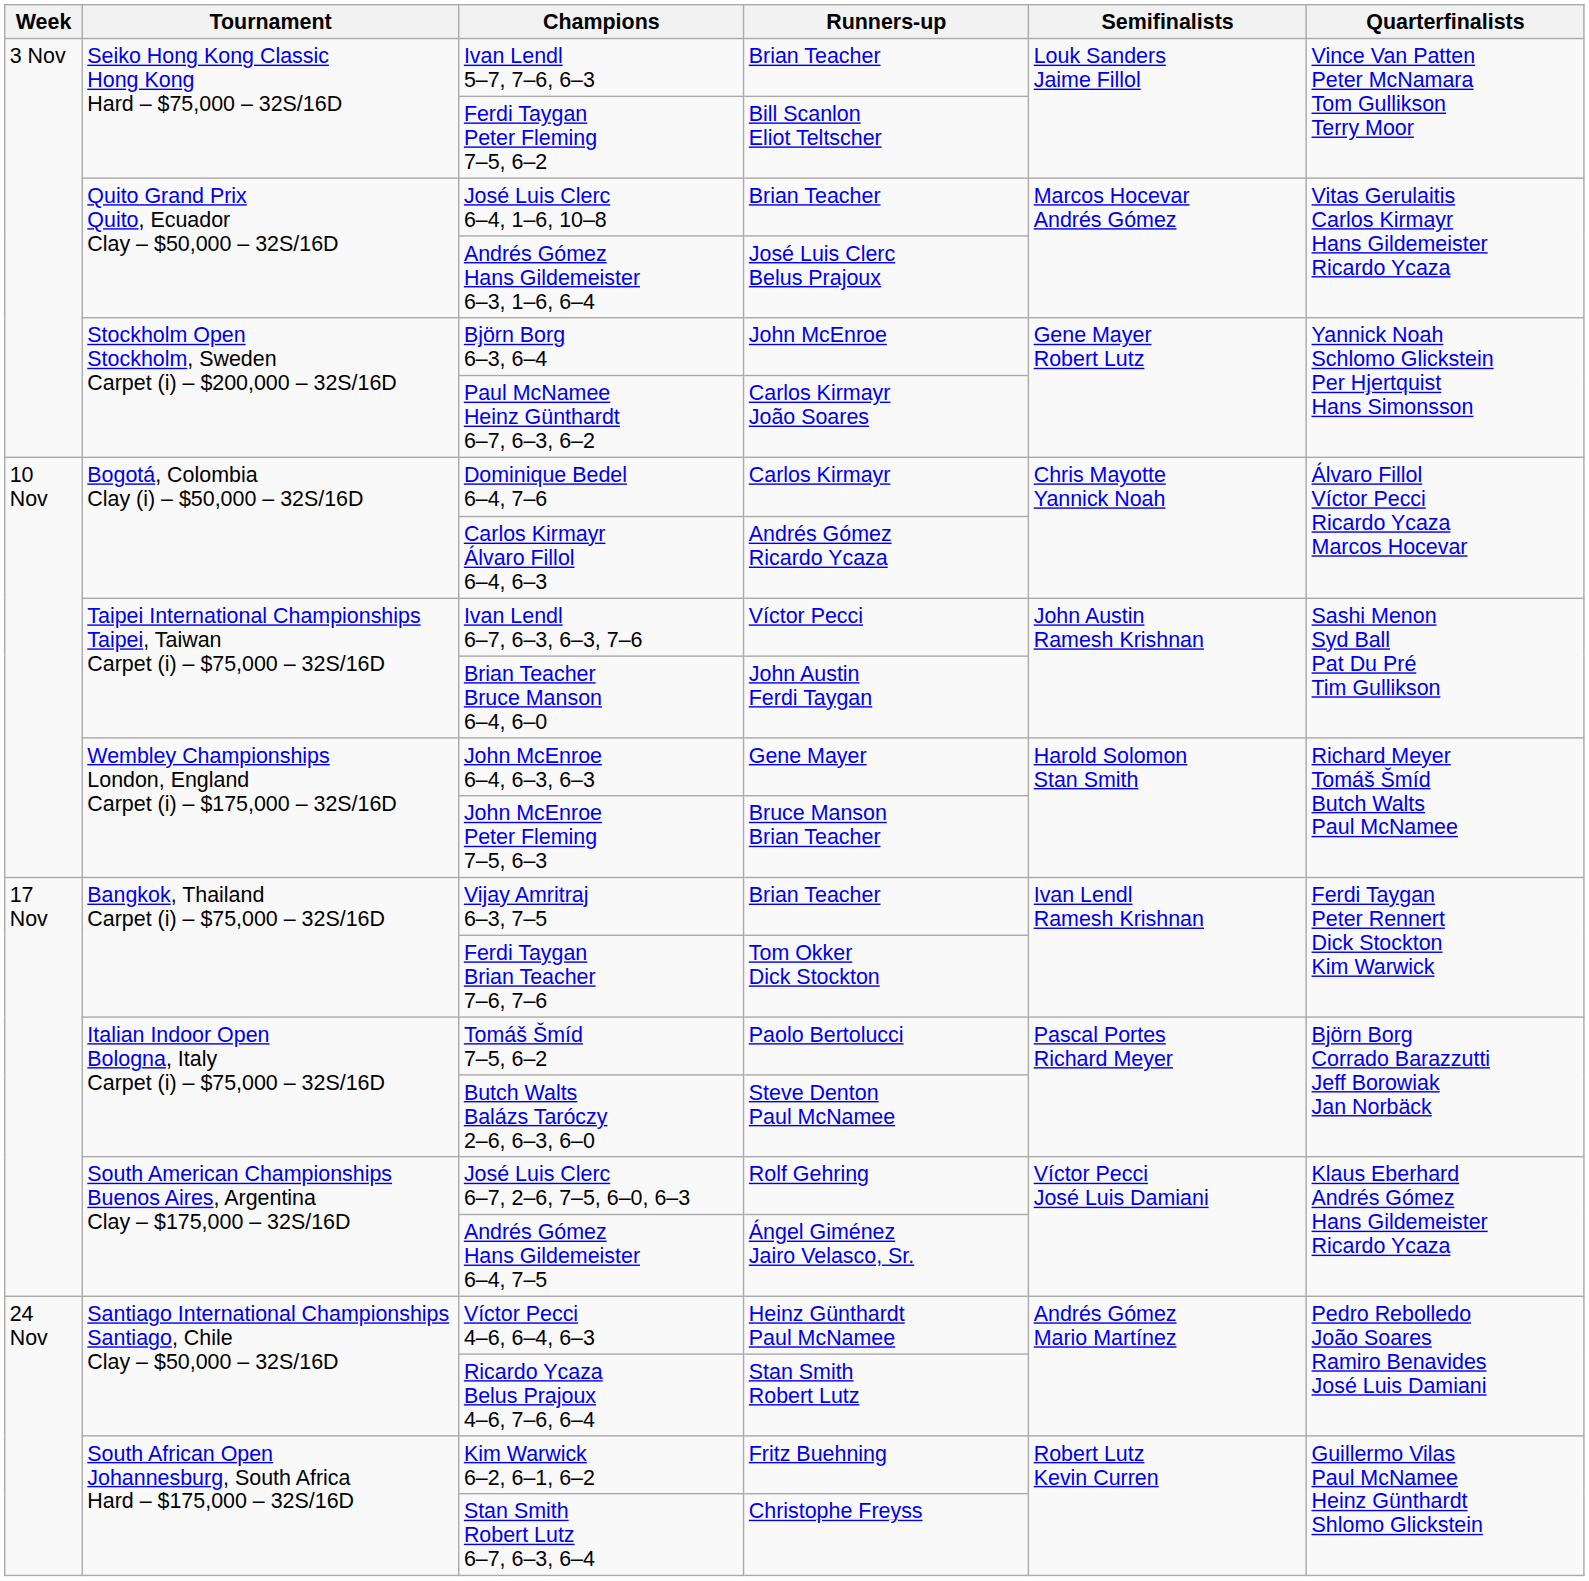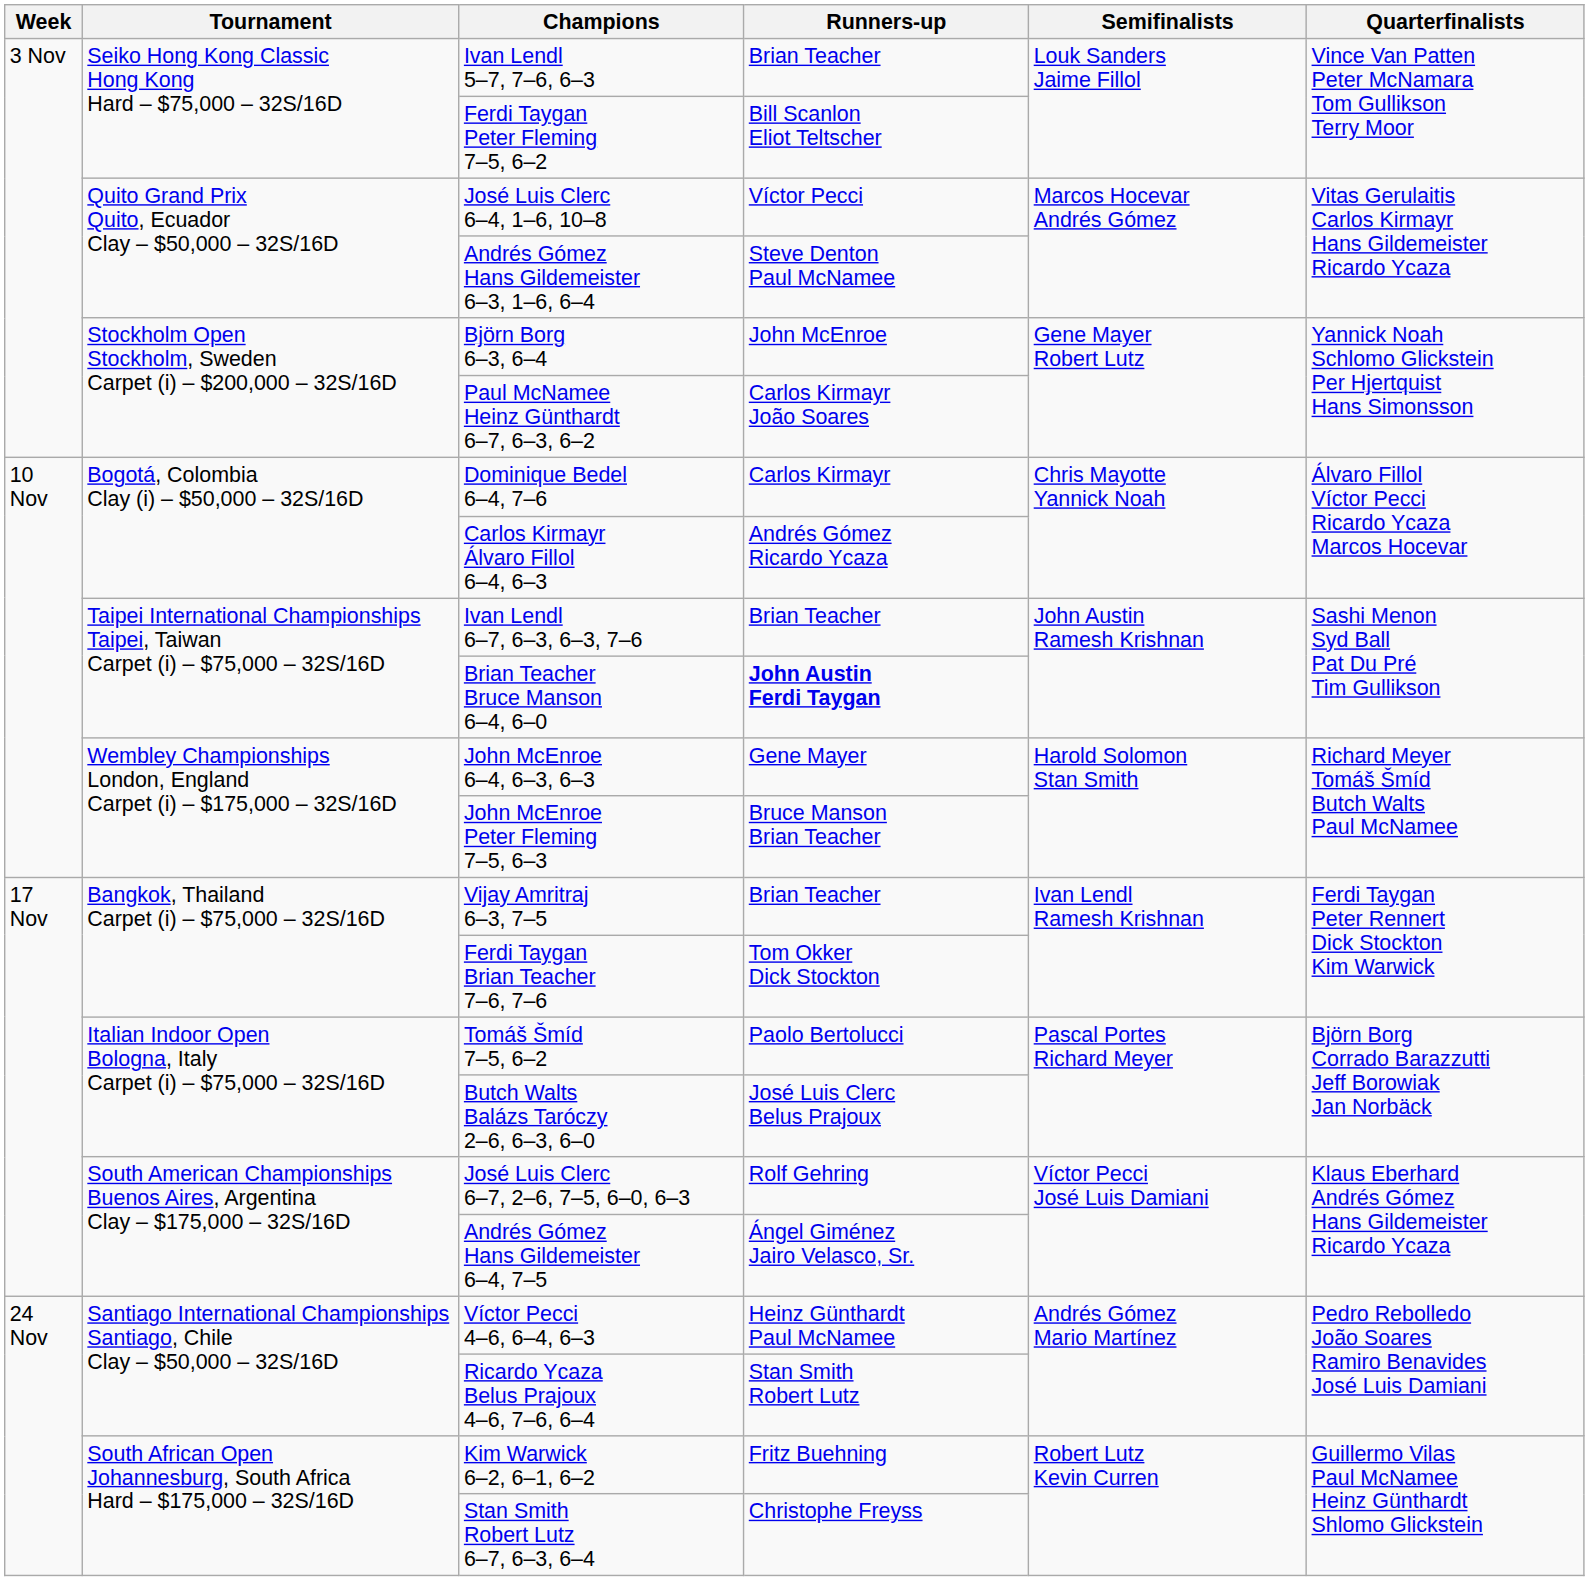(815, 196) Brian Teacher -> (806, 196) Víctor Pecci
(822, 265) José Luis Clerc Belus Prajoux -> (822, 265) Steve Denton Paul McNamee
(806, 615) Víctor Pecci -> (815, 615) Brian Teacher
(810, 685) normal -> (815, 685) bold
(822, 1104) Steve Denton Paul McNamee -> (822, 1104) José Luis Clerc Belus Prajoux
